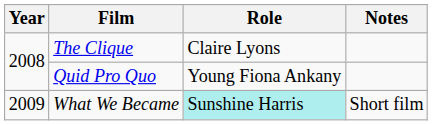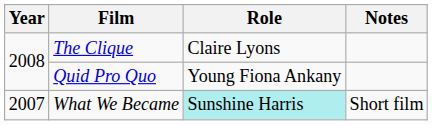(27, 104) 2009 -> (27, 104) 2007
